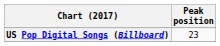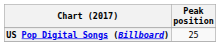(194, 35) 23 -> (194, 35) 25
